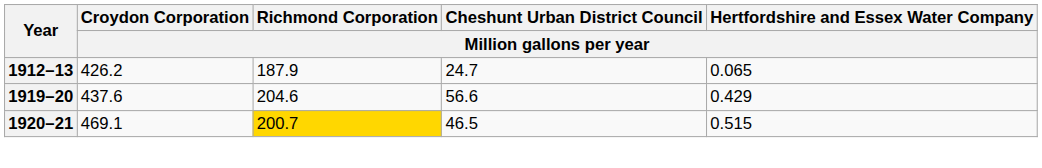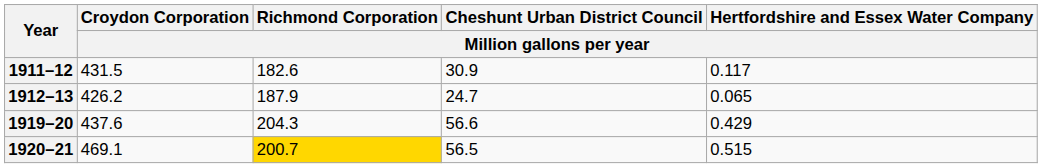+ row: (41, 70)
(278, 96) 204.6 -> (278, 123) 204.3
(462, 123) 46.5 -> (462, 149) 56.5
